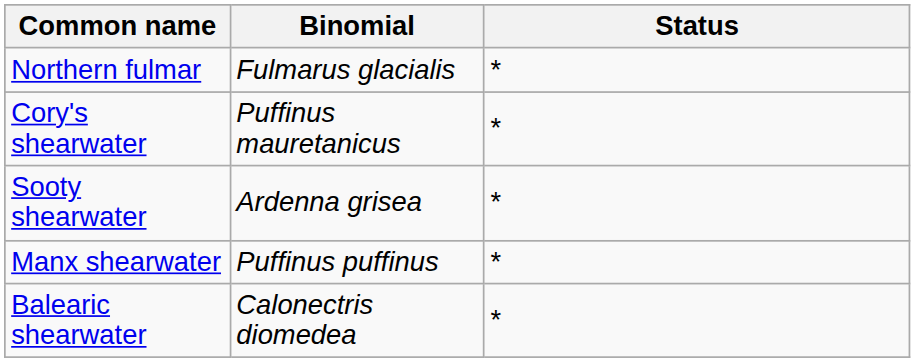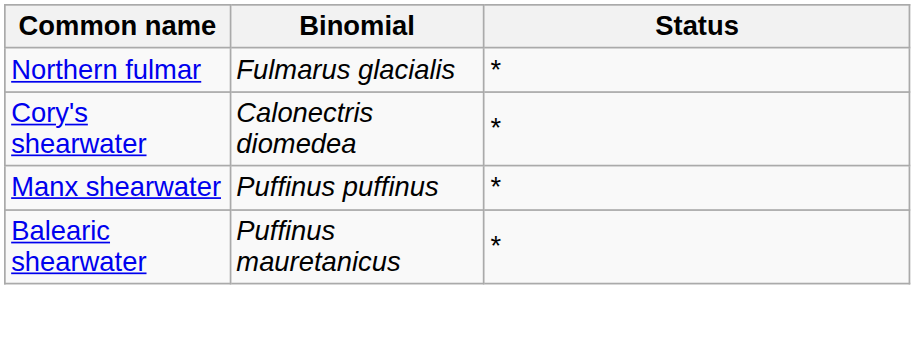(318, 128) Puffinus mauretanicus -> (305, 128) Calonectris diomedea
- row: (79, 202)
(305, 320) Calonectris diomedea -> (318, 245) Puffinus mauretanicus
